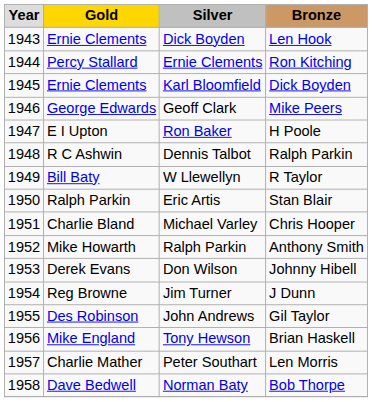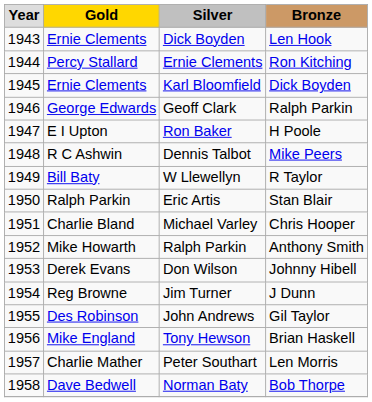(306, 108) Mike Peers -> (311, 108) Ralph Parkin
(311, 154) Ralph Parkin -> (306, 154) Mike Peers
